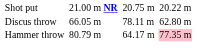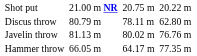(85, 21) 66.05 m -> (85, 21) 80.79 m
+ row: (31, 35)
(85, 35) 80.79 m -> (85, 48) 66.05 m
(175, 35) pink background -> (175, 48) no background
